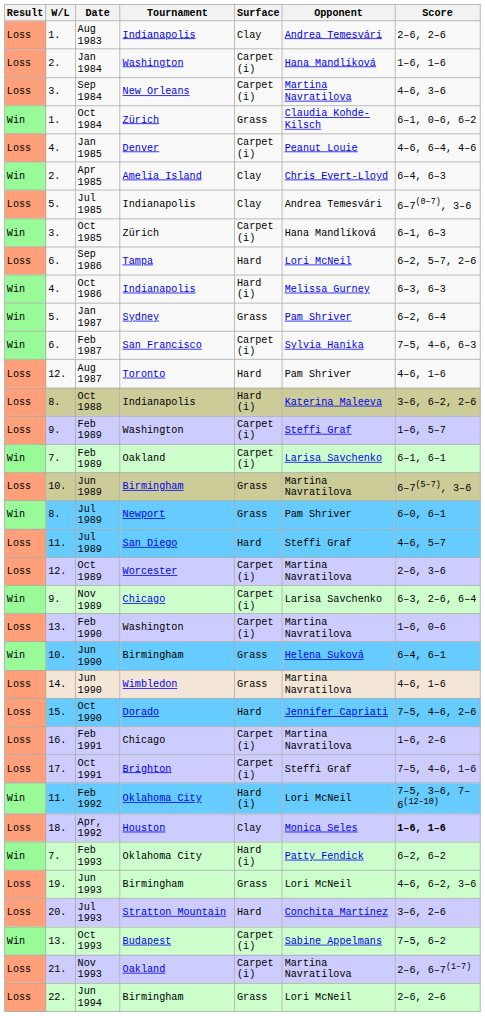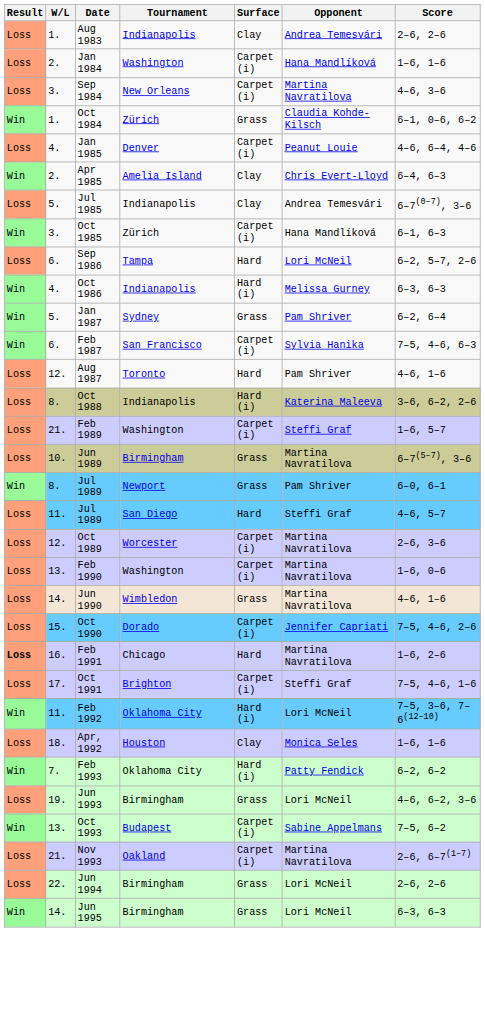(54, 430) 9. -> (57, 430) 21.
- row: (90, 458)
- row: (90, 600)
- row: (90, 656)
(249, 712) Hard -> (255, 628) Carpet (i)
(19, 741) normal -> (19, 656) bold
(255, 741) Carpet (i) -> (249, 656) Hard
(422, 828) bold -> (422, 743) normal
- row: (90, 913)
+ row: (90, 913)
